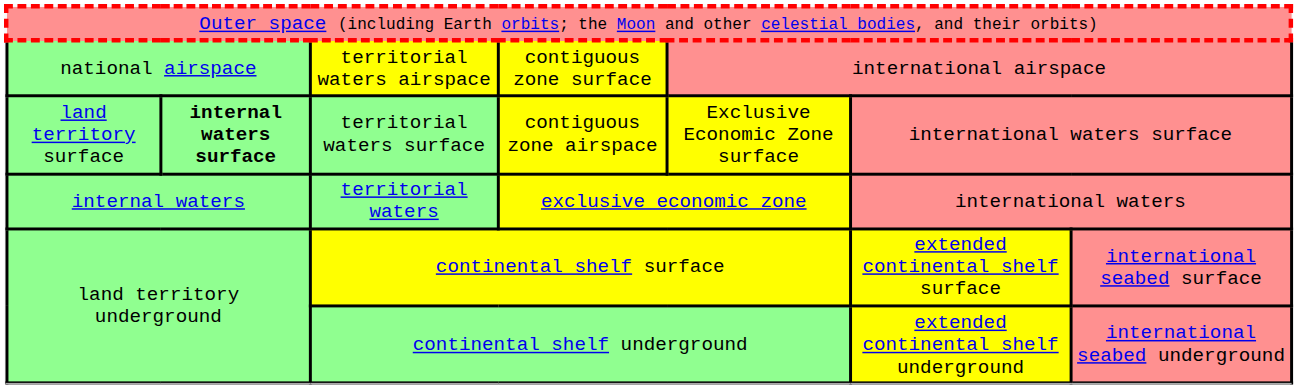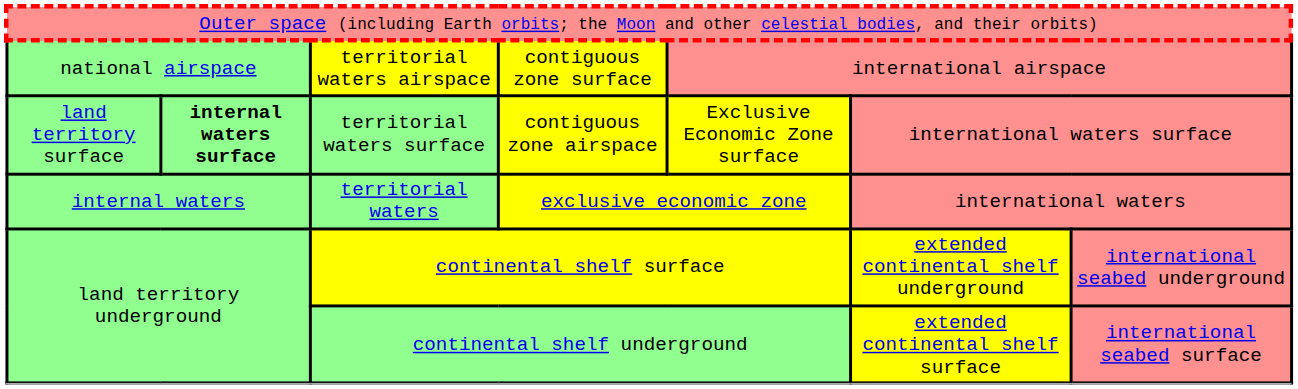(961, 267) extended continental shelf surface -> (961, 267) extended continental shelf underground
(1181, 267) international seabed surface -> (1181, 267) international seabed underground
(961, 344) extended continental shelf underground -> (961, 344) extended continental shelf surface
(1181, 344) international seabed underground -> (1181, 344) international seabed surface
